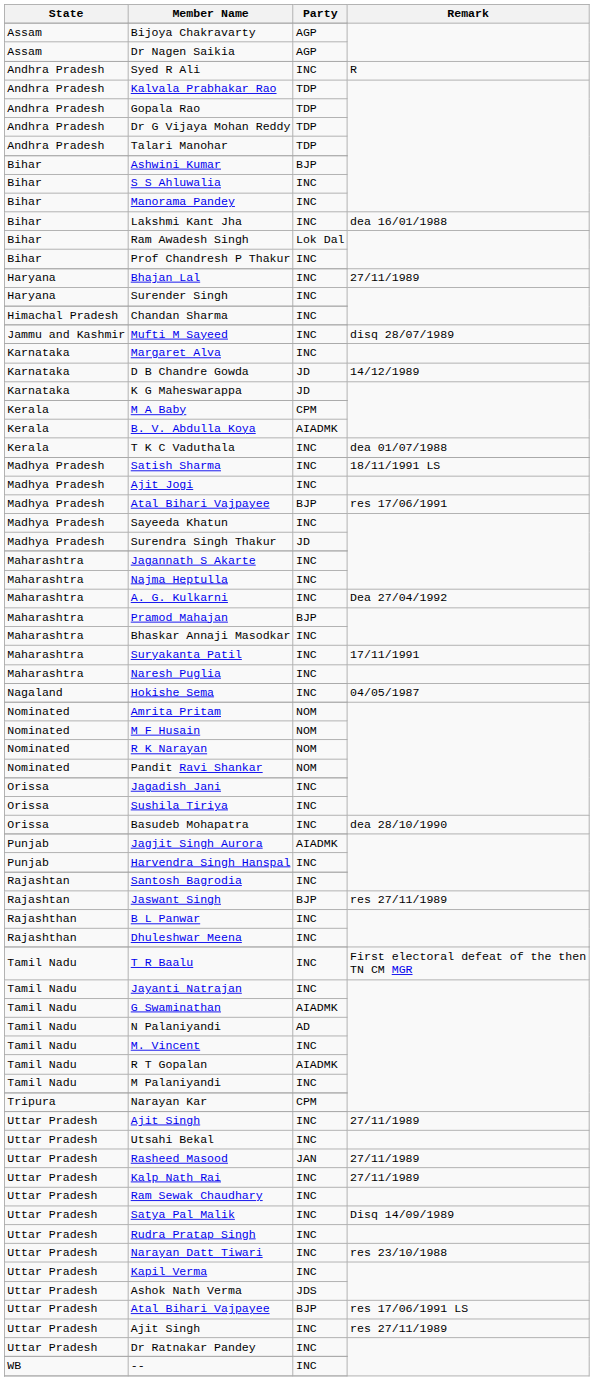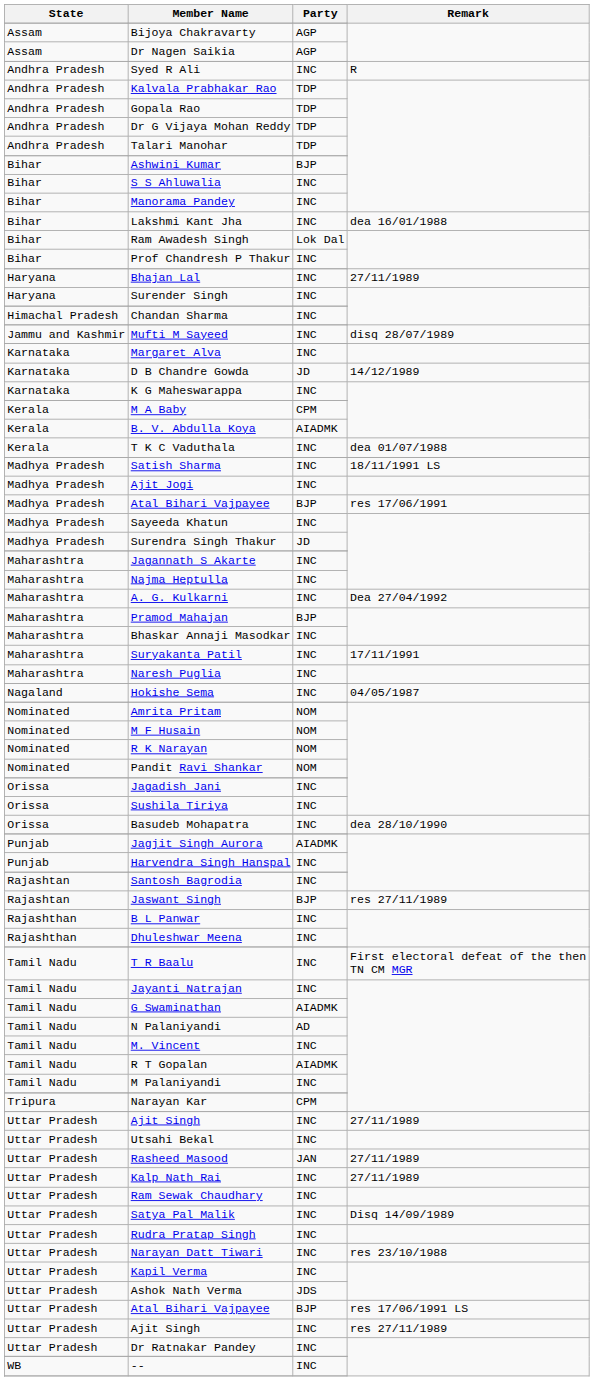(303, 391) JD -> (306, 391) INC
